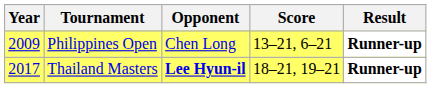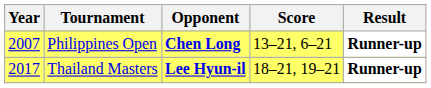(24, 44) 2009 -> (24, 44) 2007
(201, 44) normal -> (203, 44) bold
